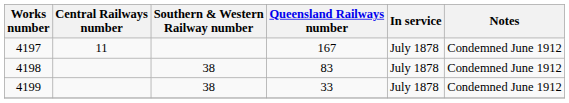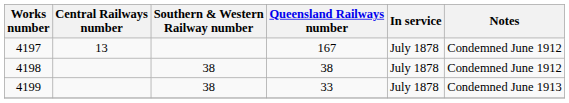(102, 48) 11 -> (102, 48) 13
(327, 68) 83 -> (327, 68) 38
(505, 87) Condemned June 1912 -> (505, 87) Condemned June 1913
